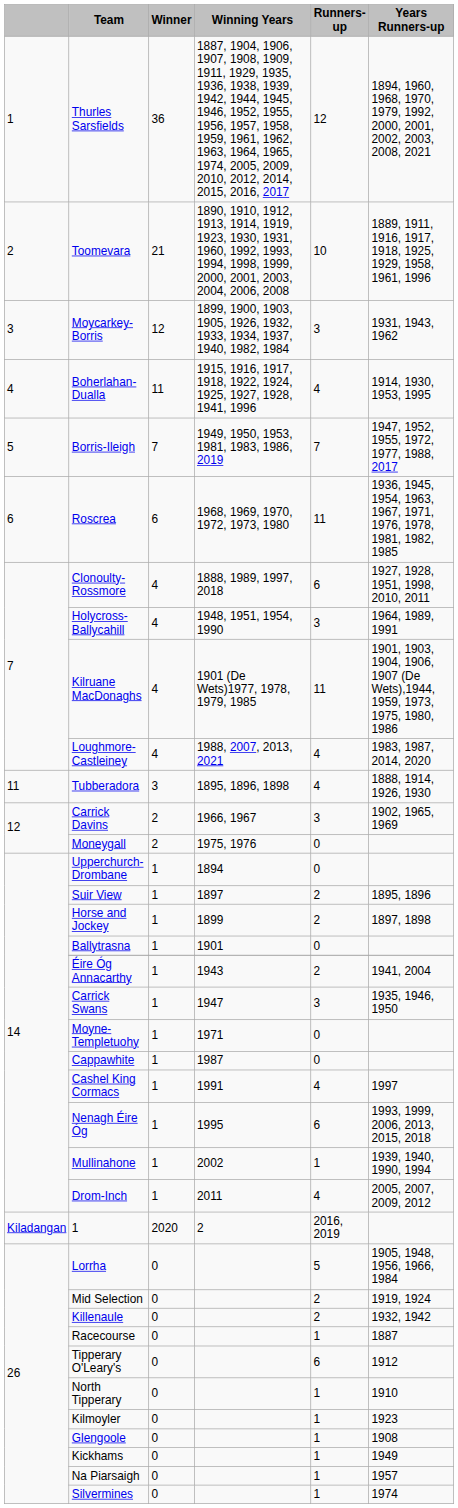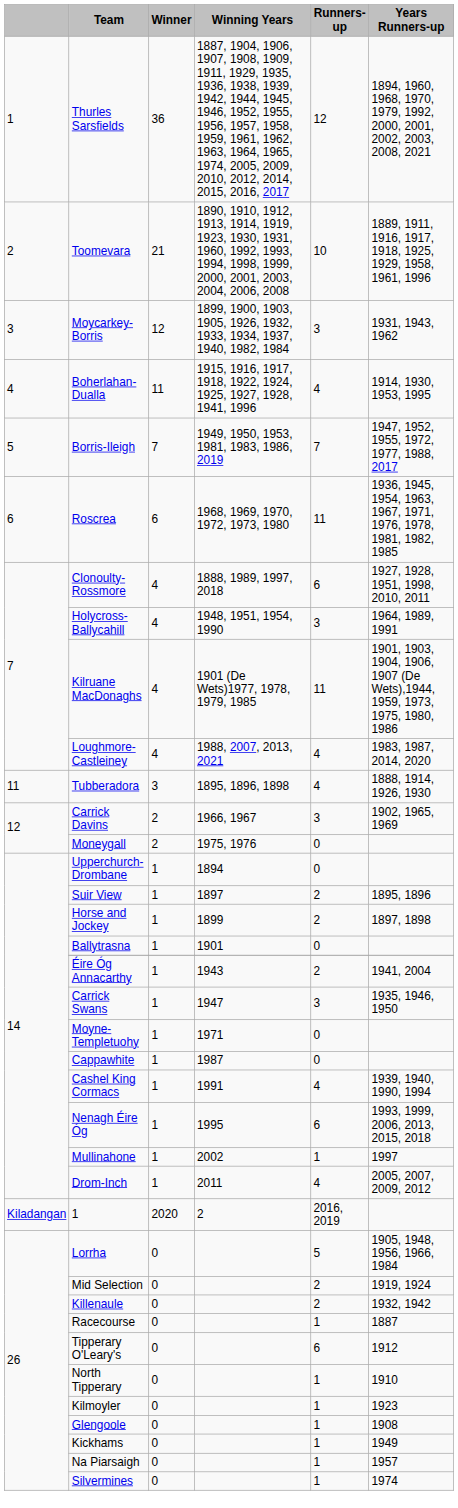(385, 1086) 1997 -> (403, 1086) 1939, 1940, 1990, 1994
(403, 1163) 1939, 1940, 1990, 1994 -> (385, 1157) 1997
